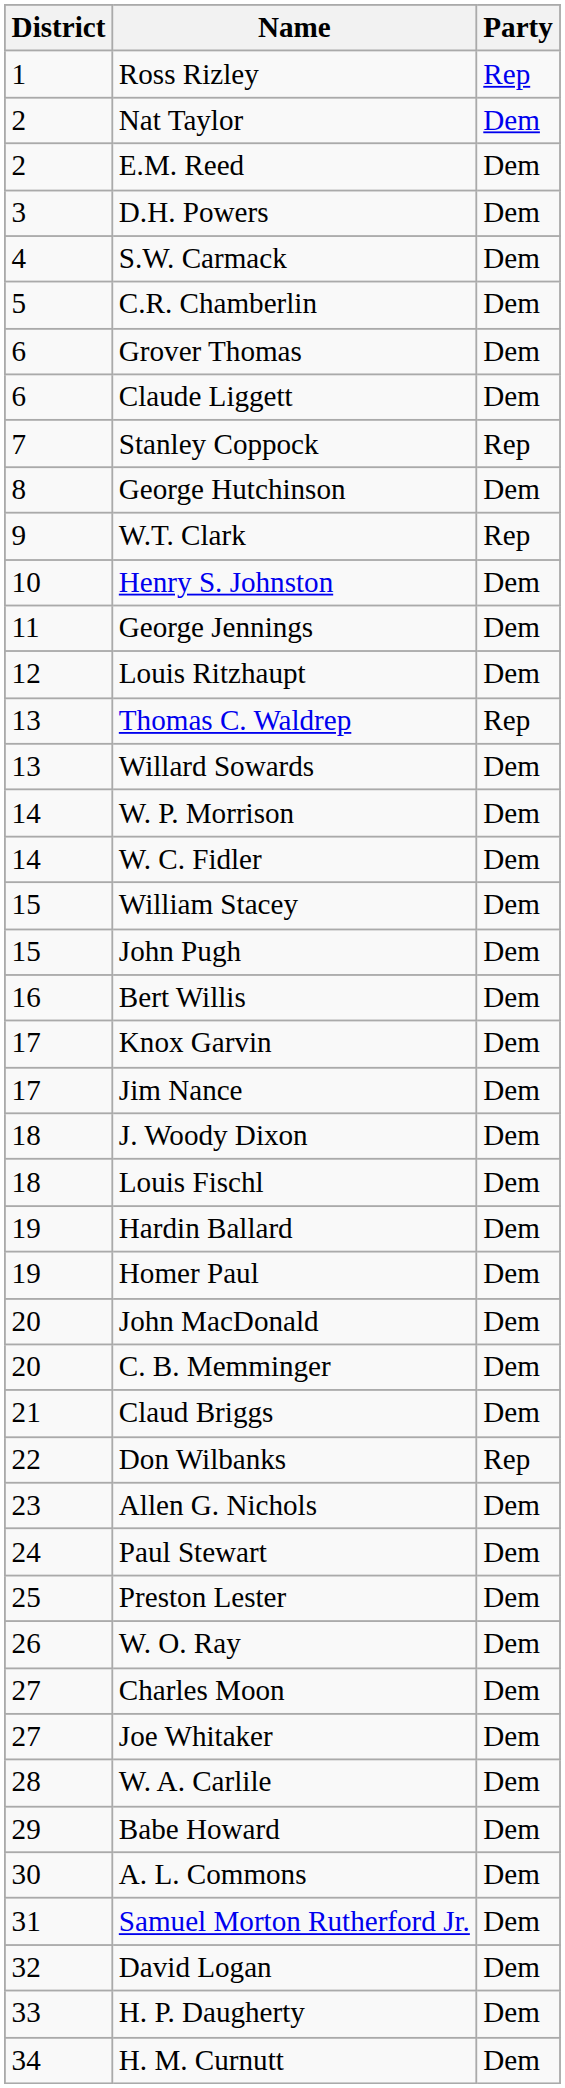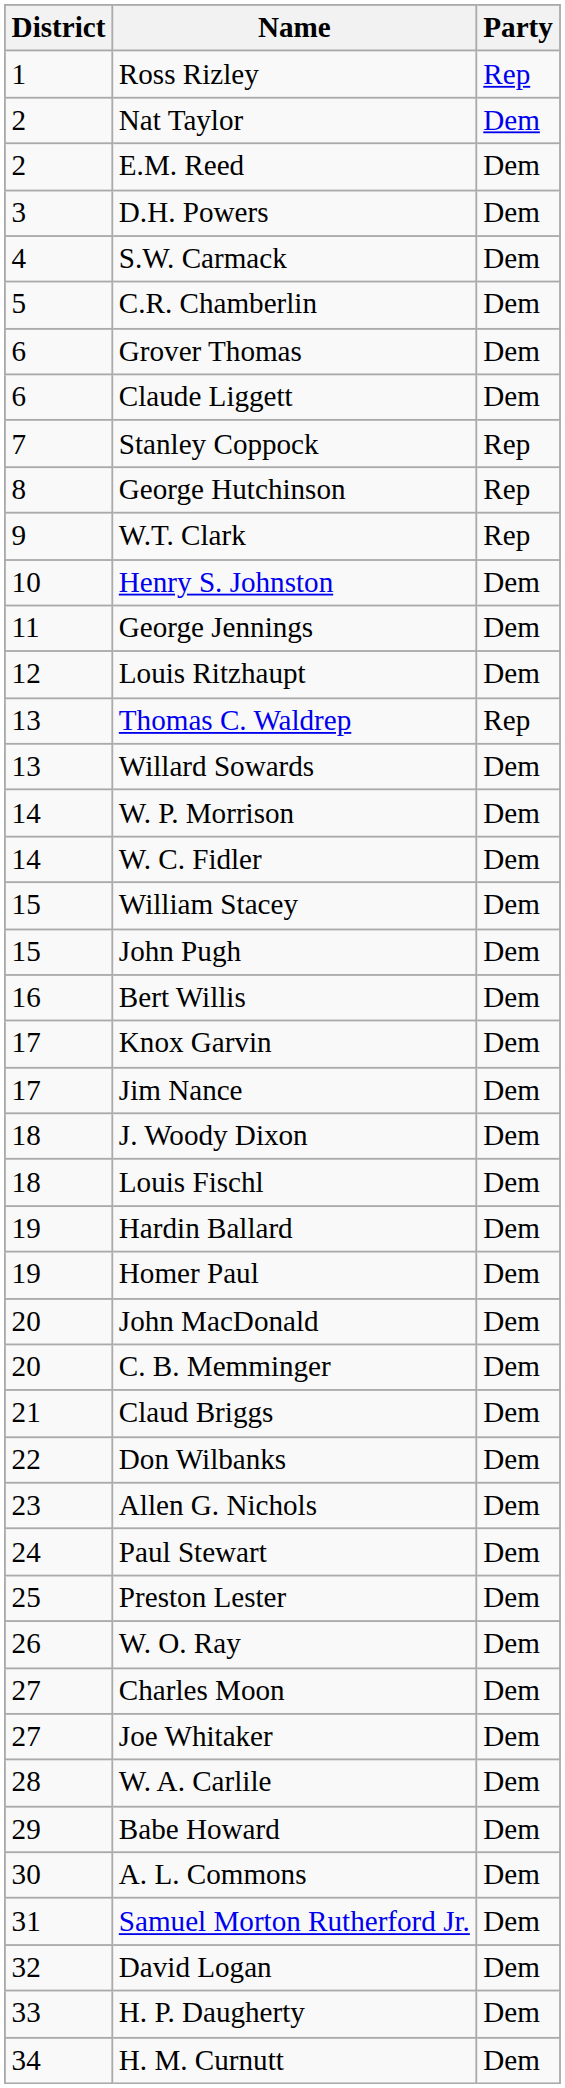(512, 489) Dem -> (507, 489) Rep
(507, 1459) Rep -> (512, 1459) Dem
